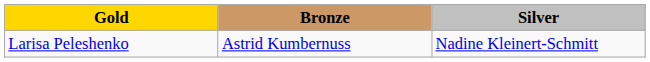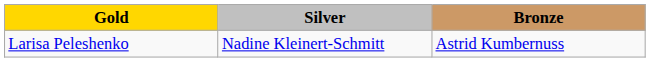columns swapped: (539, 17) <-> (325, 17)
